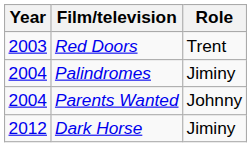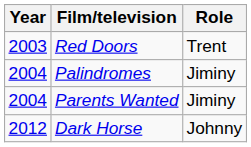(214, 100) Johnny -> (211, 100) Jiminy
(211, 127) Jiminy -> (214, 127) Johnny
